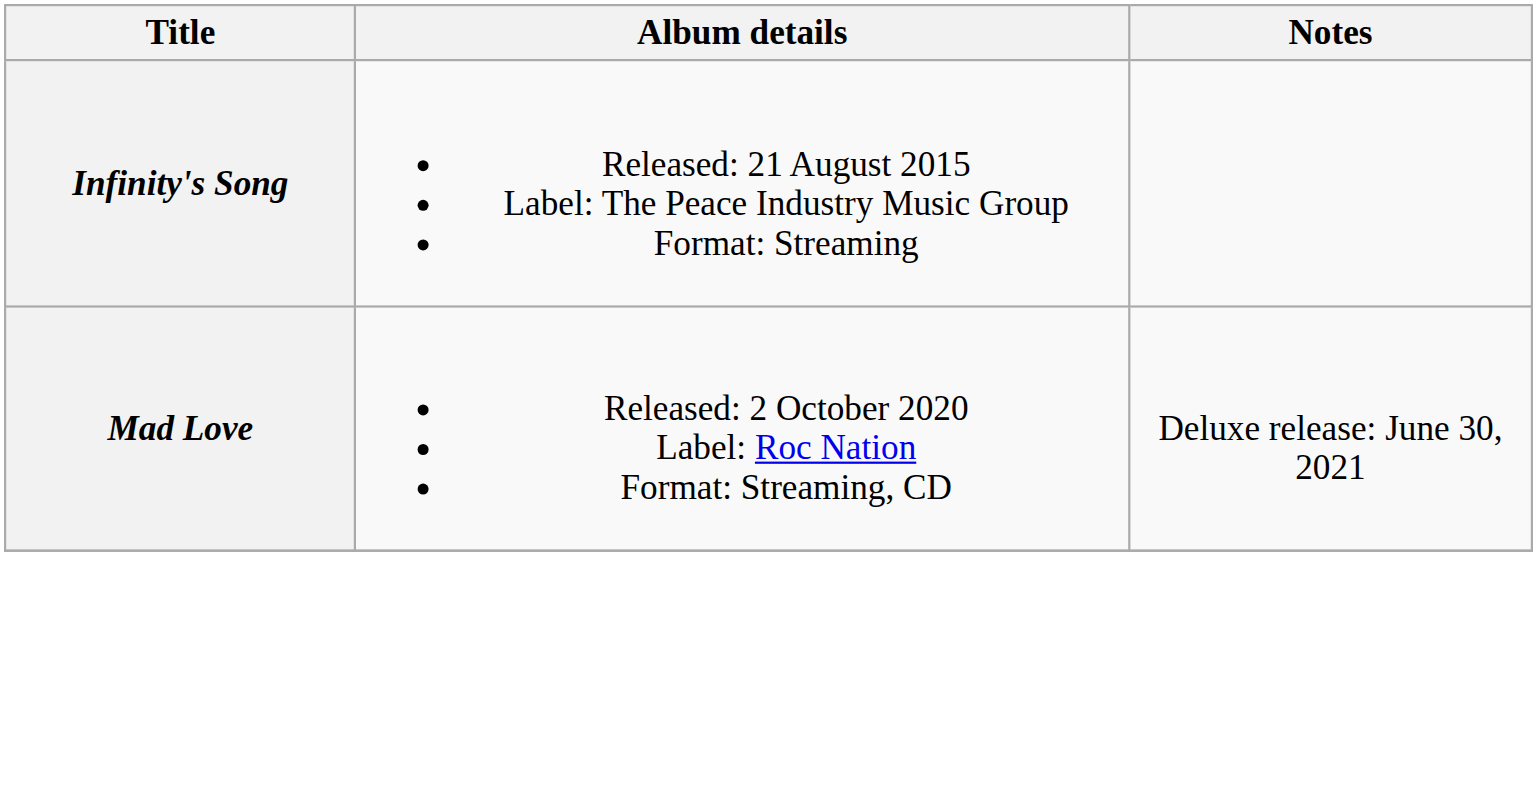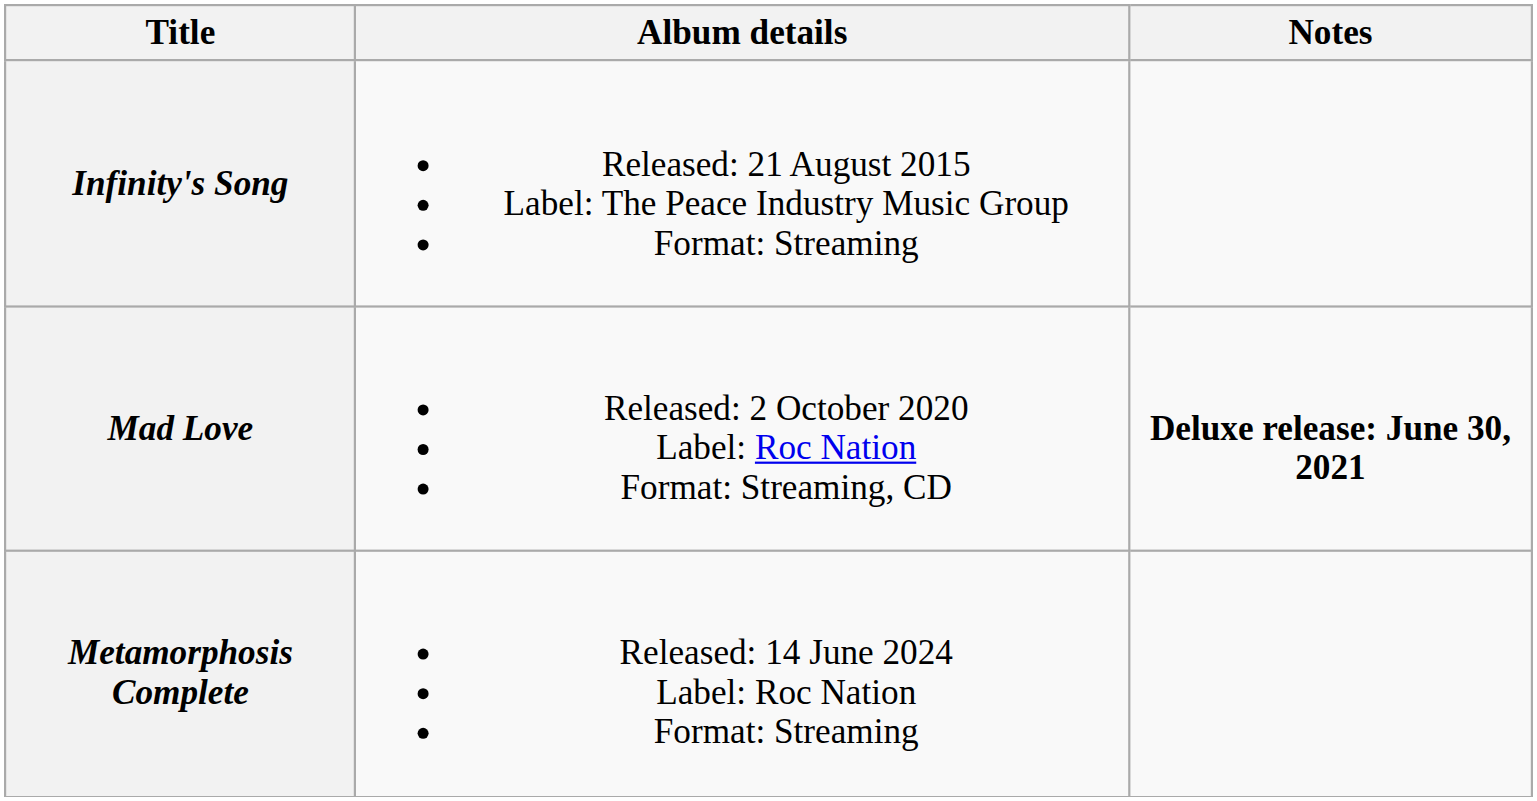(1330, 447) normal -> (1330, 447) bold
+ row: (180, 672)
